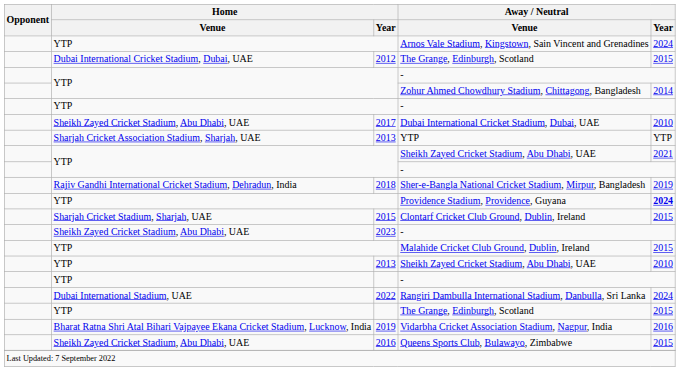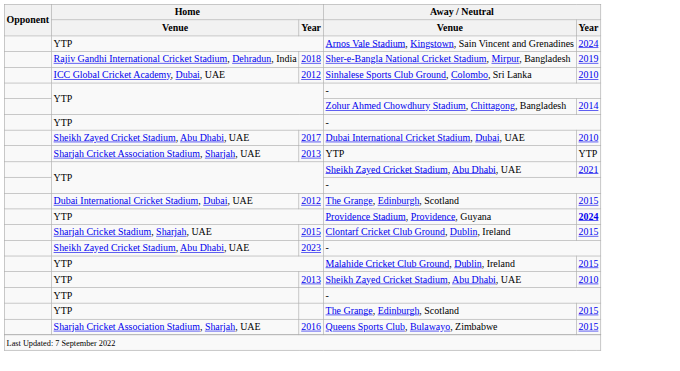rows swapped: (386, 185) <-> (386, 59)
+ row: (311, 75)
- row: (386, 295)
- row: (386, 327)
(151, 342) Sheikh Zayed Cricket Stadium, Abu Dhabi, UAE -> (157, 327) Sharjah Cricket Association Stadium, Sharjah, UAE
